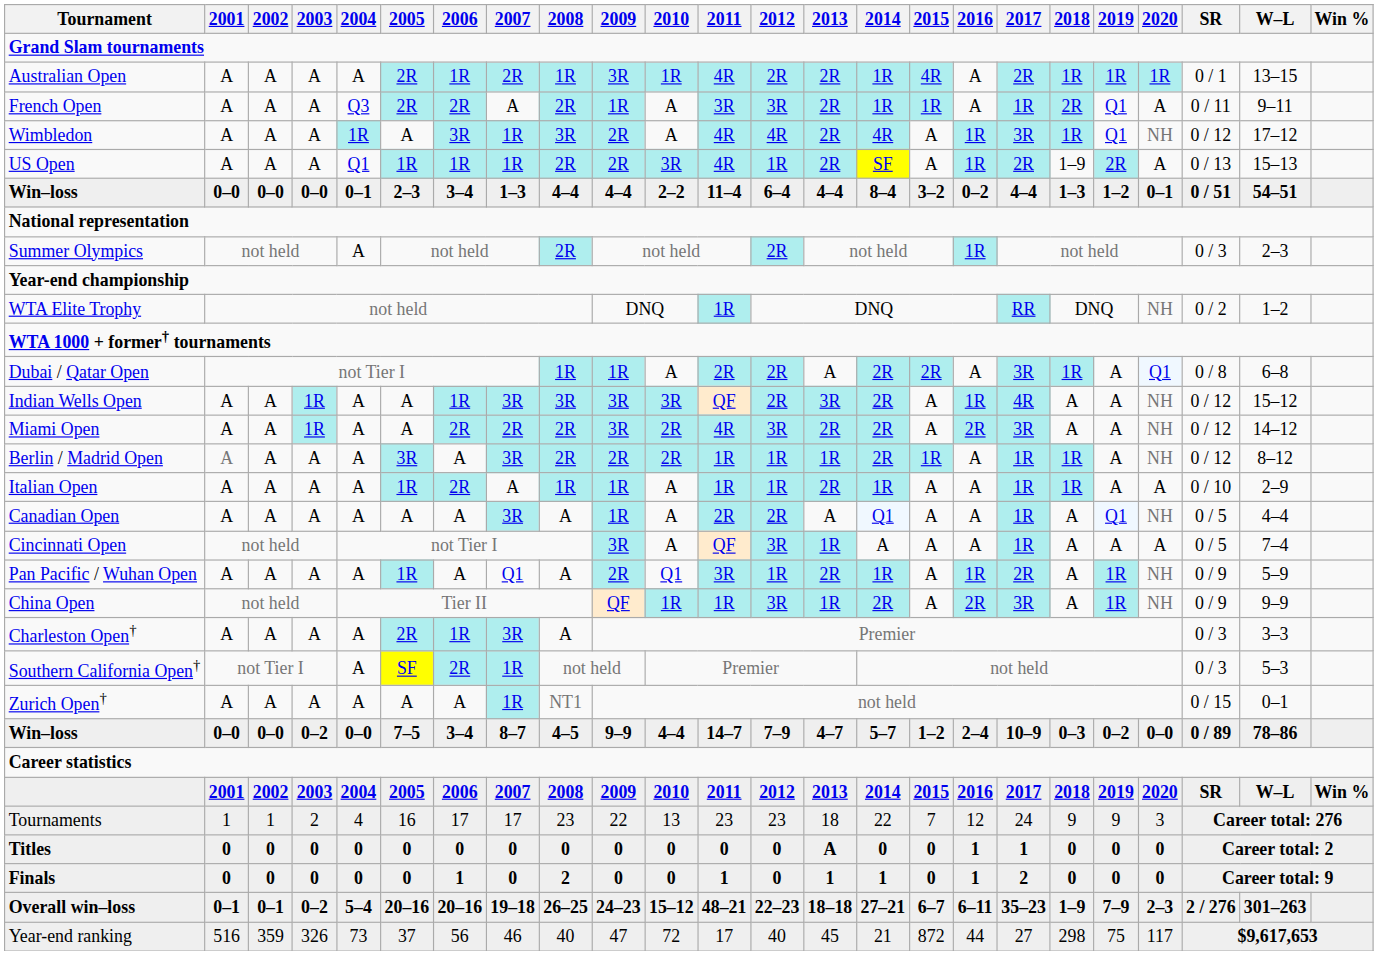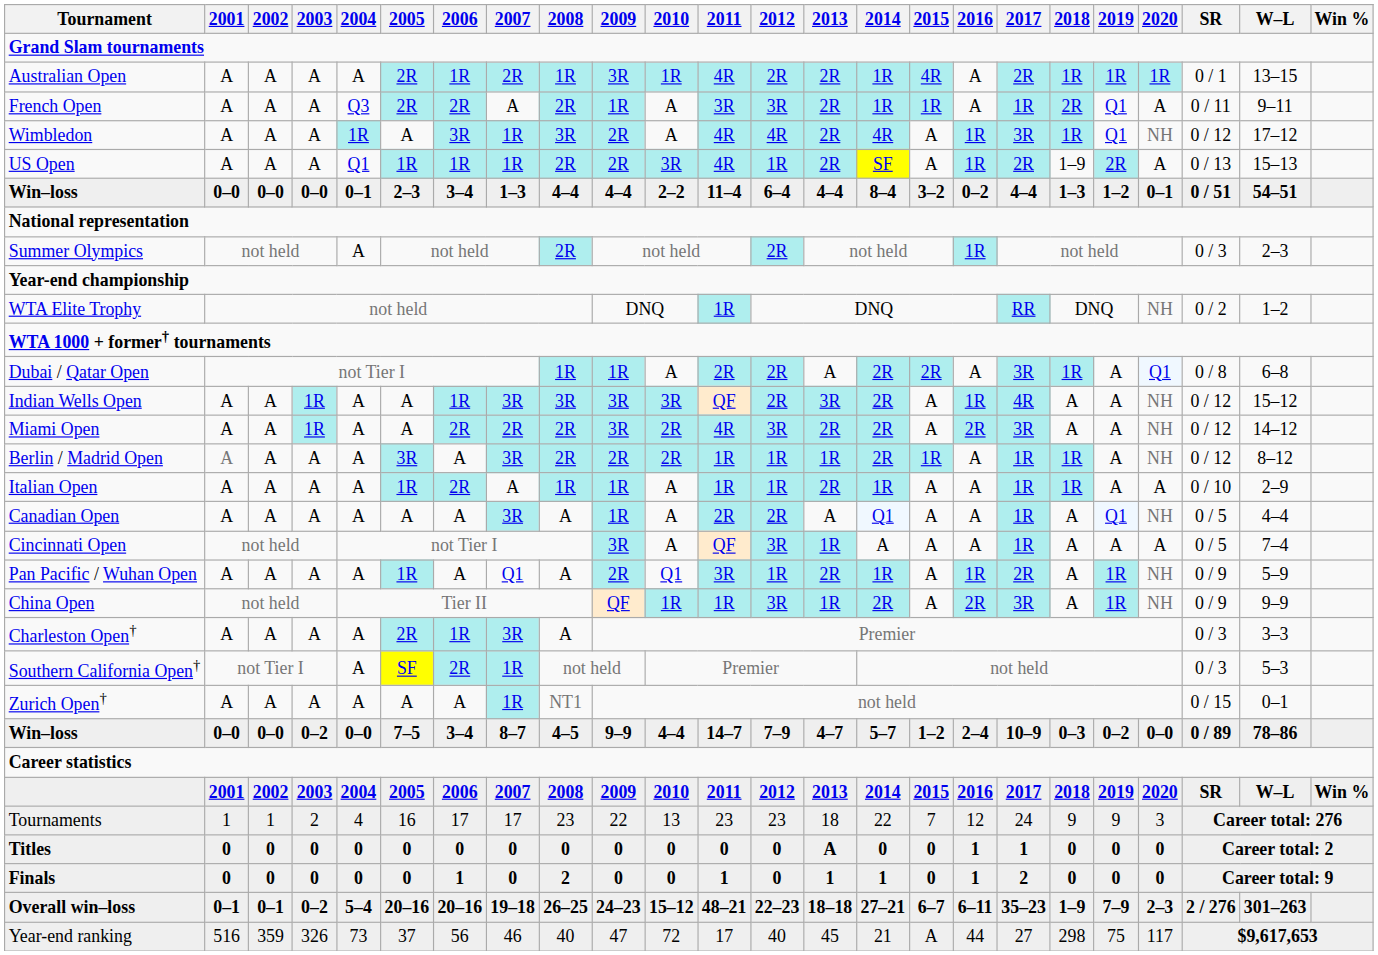(931, 935) 872 -> (931, 935) A
